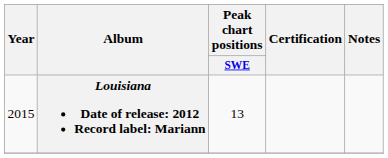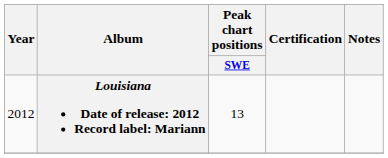(21, 114) 2015 -> (21, 114) 2012
